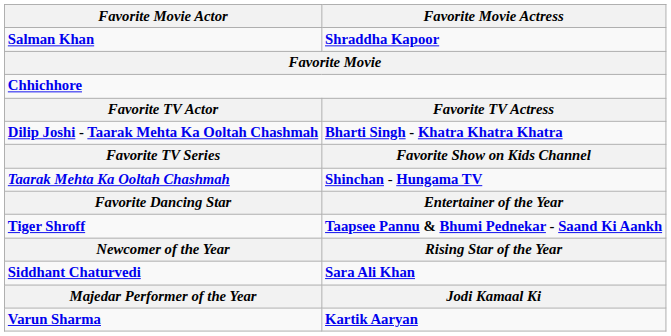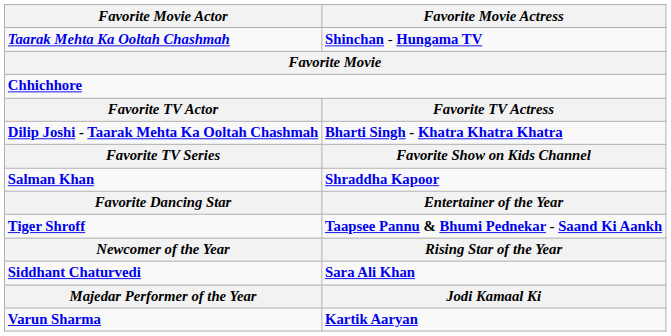rows swapped: (51, 39) <-> (119, 179)
